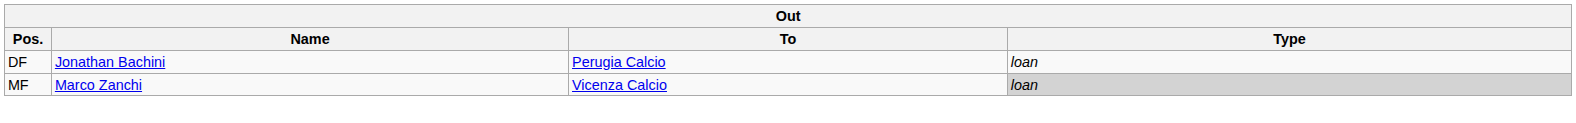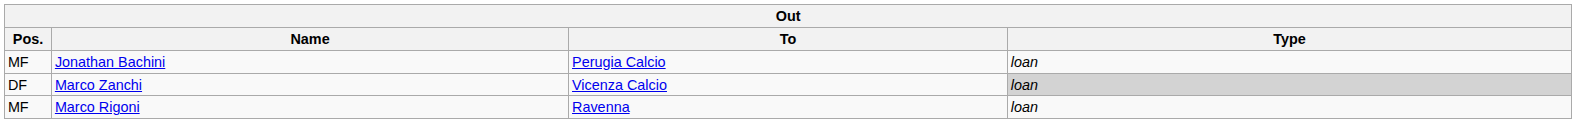(17, 62) DF -> (18, 62) MF
(18, 85) MF -> (17, 85) DF
+ row: (97, 107)
